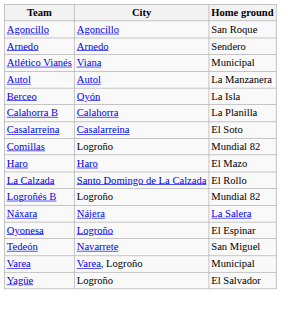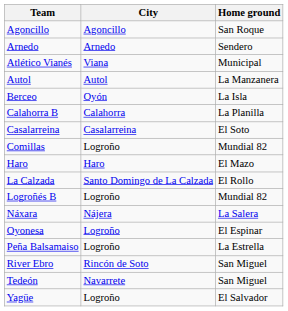+ row: (43, 247)
+ row: (30, 264)
- row: (19, 264)
